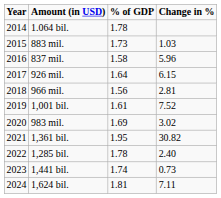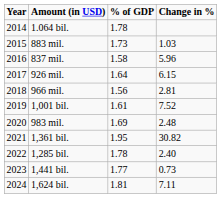(167, 122) 3.02 -> (167, 122) 2.48
(119, 169) 1.74 -> (119, 169) 1.77
